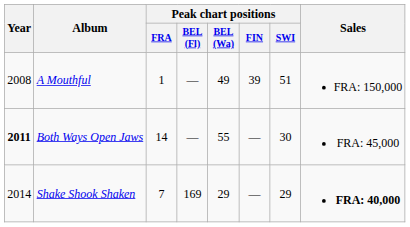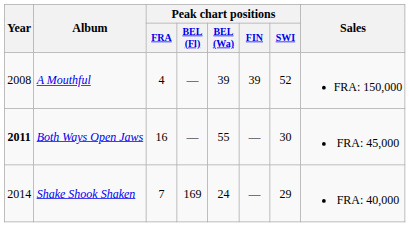(161, 80) 1 -> (161, 80) 4
(223, 80) 49 -> (223, 80) 39
(285, 80) 51 -> (285, 80) 52
(161, 137) 14 -> (161, 137) 16
(223, 193) 29 -> (223, 193) 24
(353, 200) bold -> (353, 200) normal
